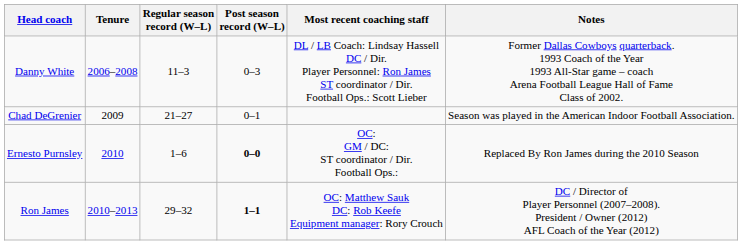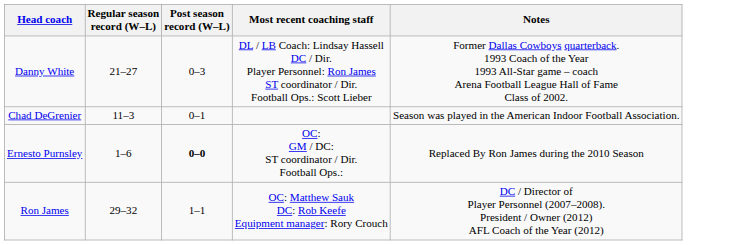- column: (113, 20)
(178, 71) 11–3 -> (123, 71) 21–27
(178, 116) 21–27 -> (123, 116) 11–3
(252, 211) bold -> (197, 211) normal
